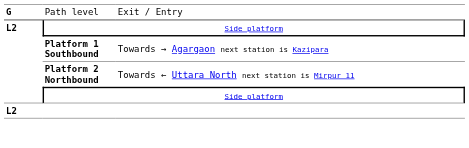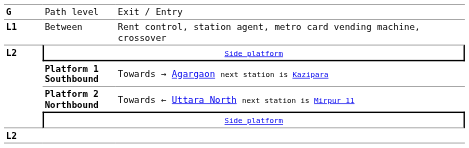+ row: (64, 27)
